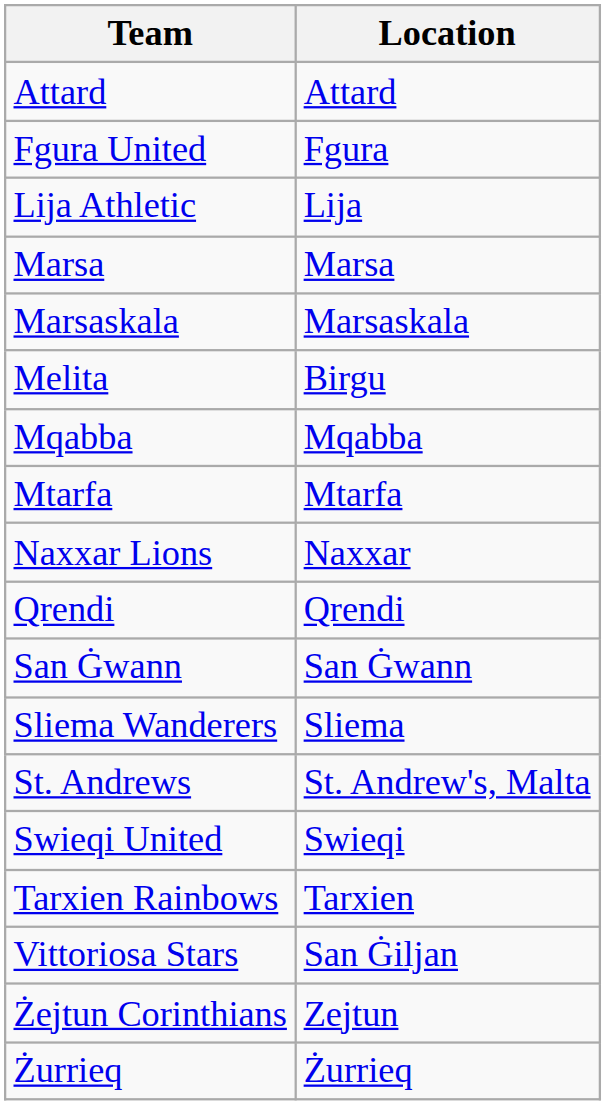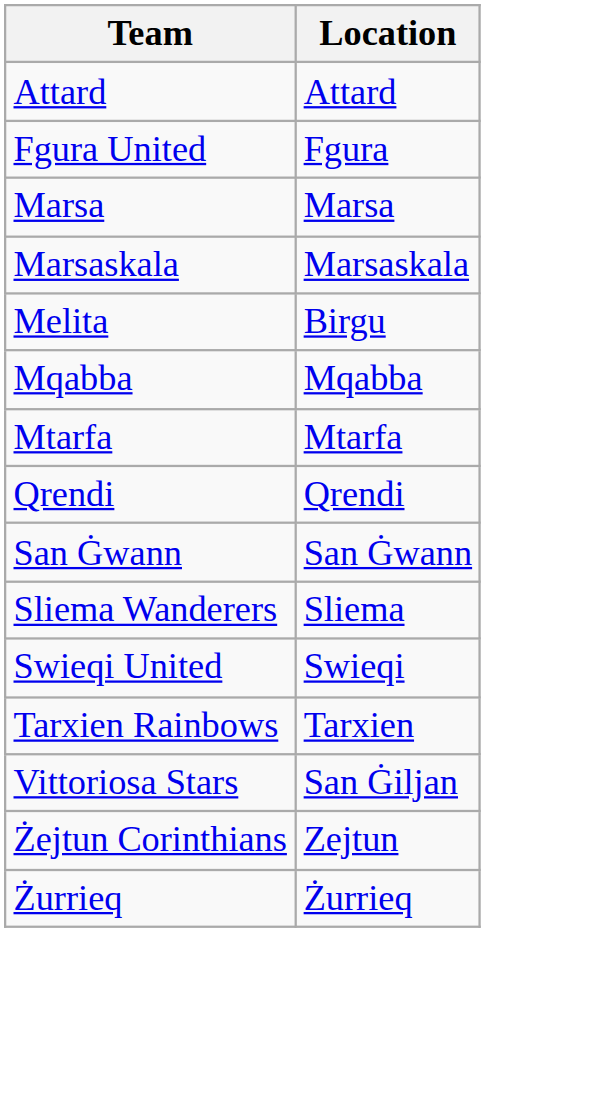- row: (105, 206)
- row: (113, 551)
- row: (102, 782)
